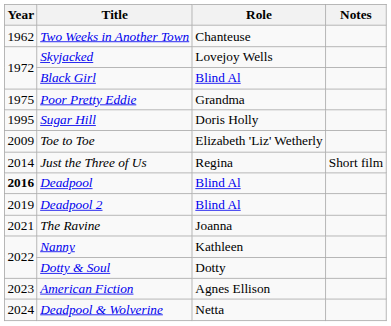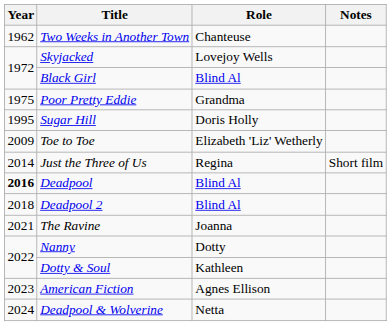(21, 204) 2019 -> (21, 204) 2018
(219, 246) Kathleen -> (210, 246) Dotty
(210, 267) Dotty -> (219, 267) Kathleen
